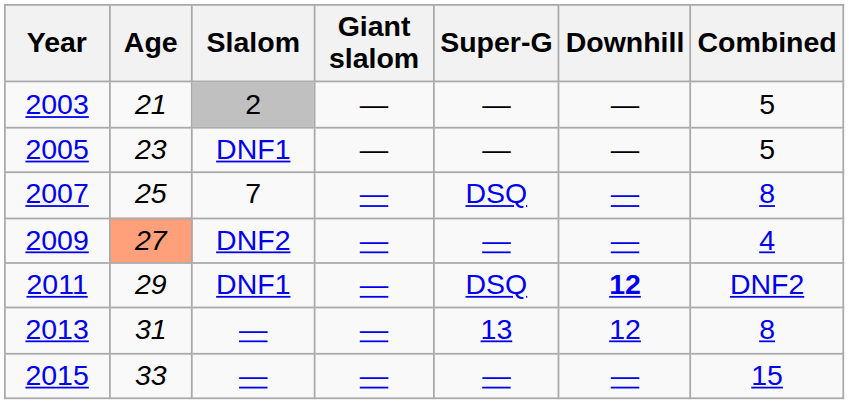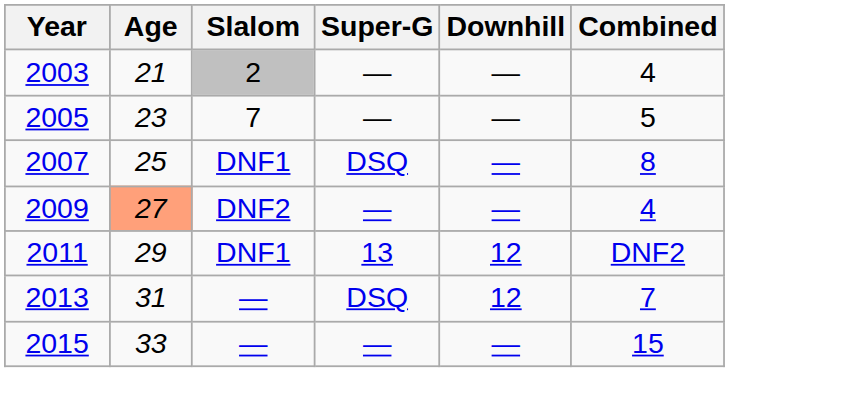- column: (374, 43)
(767, 104) 5 -> (648, 72) 4
(253, 149) DNF1 -> (253, 117) 7
(253, 194) 7 -> (253, 162) DNF1
(496, 284) DSQ -> (377, 252) 13
(625, 284) bold -> (506, 252) normal
(496, 330) 13 -> (377, 298) DSQ
(767, 330) 8 -> (648, 298) 7
